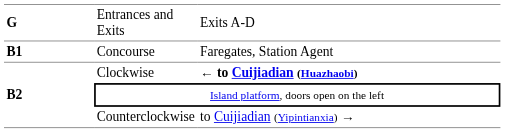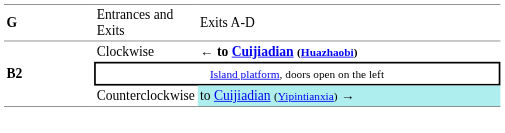- row: (126, 51)
(277, 117) no background -> (277, 95) paleturquoise background
